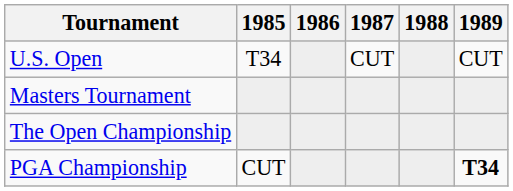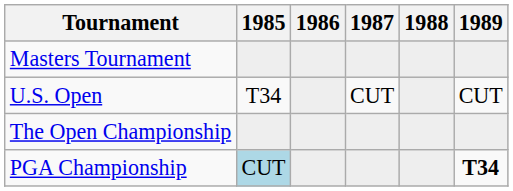rows swapped: (100, 95) <-> (56, 59)
(264, 168) no background -> (264, 168) lightblue background
